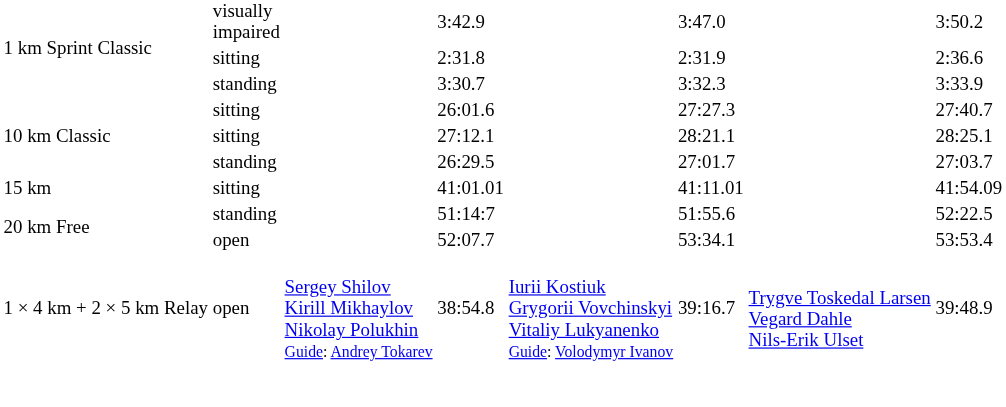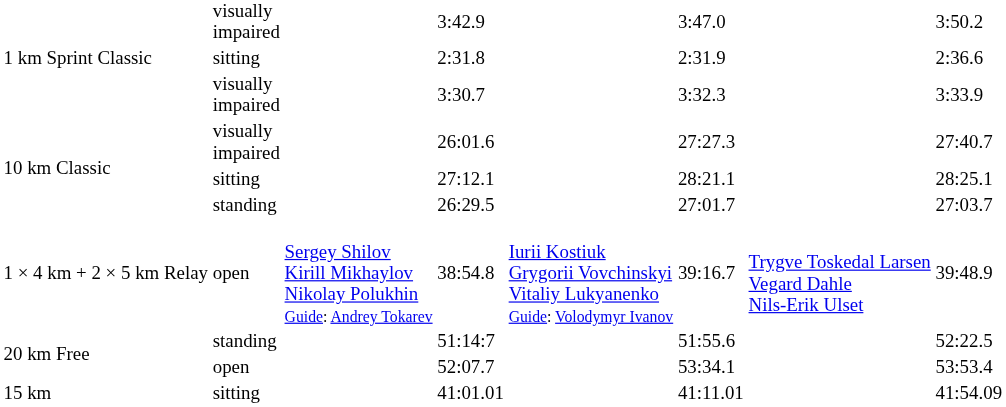(245, 84) standing -> (246, 94) visually impaired
(236, 110) sitting -> (246, 142) visually impaired
rows swapped: (471, 188) <-> (466, 308)
